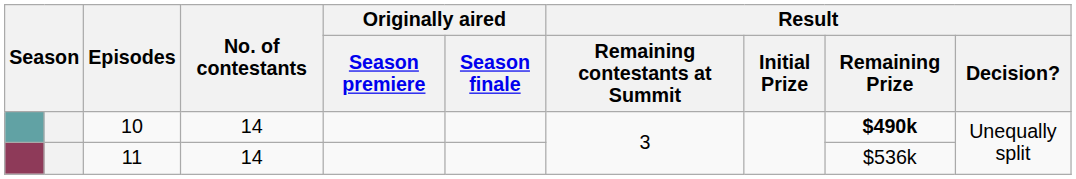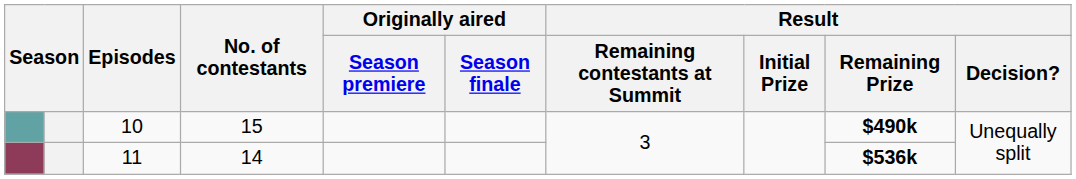(252, 126) 14 -> (252, 126) 15
(890, 158) normal -> (890, 158) bold
